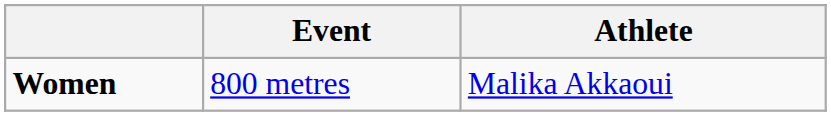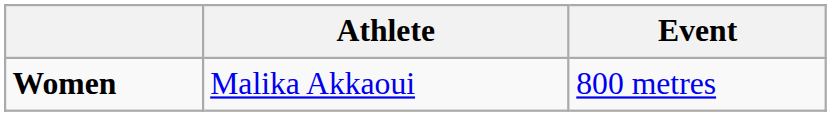columns swapped: (332, 31) <-> (643, 31)
